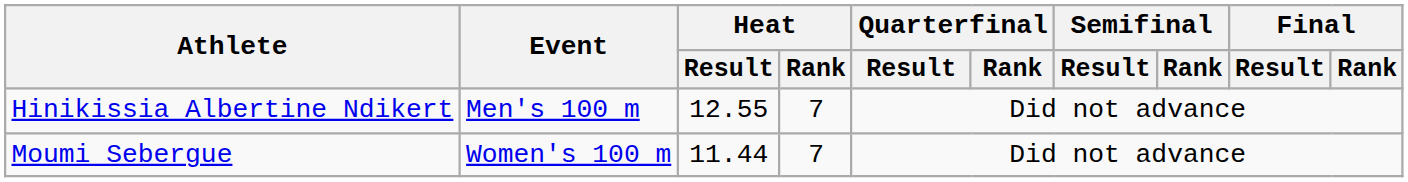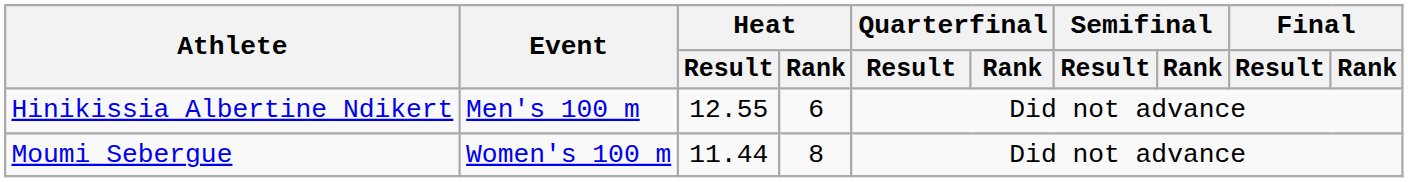(816, 110) 7 -> (816, 110) 6
(816, 155) 7 -> (816, 155) 8
